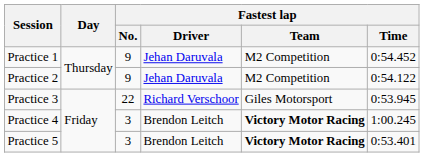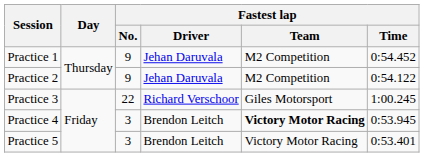(393, 99) 0:53.945 -> (393, 99) 1:00.245
(393, 120) 1:00.245 -> (393, 120) 0:53.945
(305, 141) bold -> (301, 141) normal
